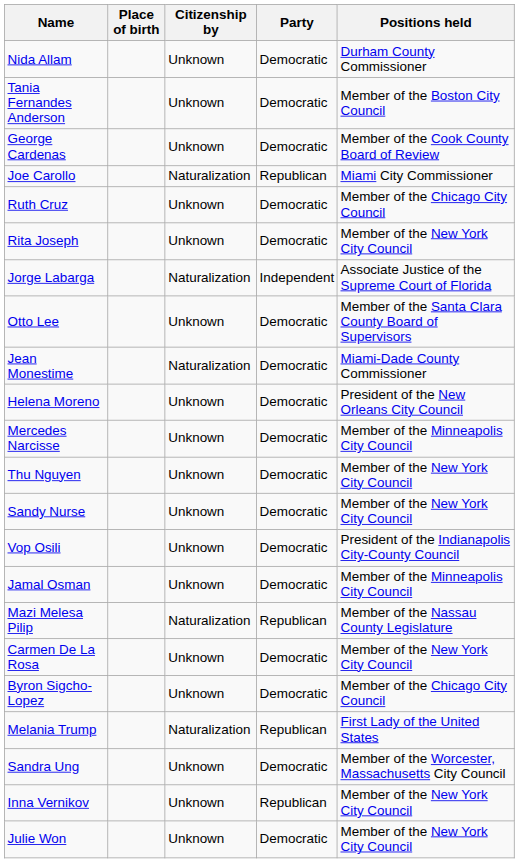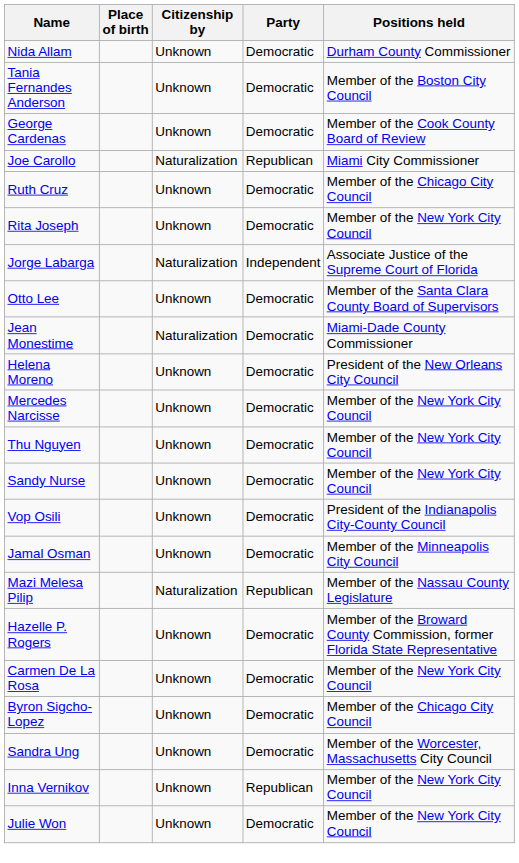(422, 438) Member of the Minneapolis City Council -> (414, 408) Member of the New York City Council
+ row: (37, 634)
- row: (52, 730)
